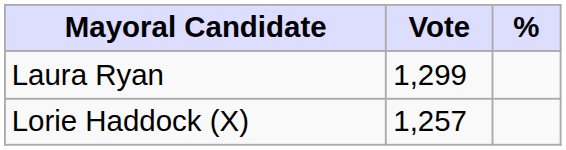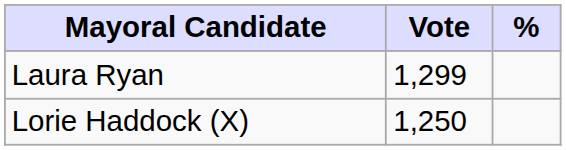(430, 121) 1,257 -> (430, 121) 1,250
